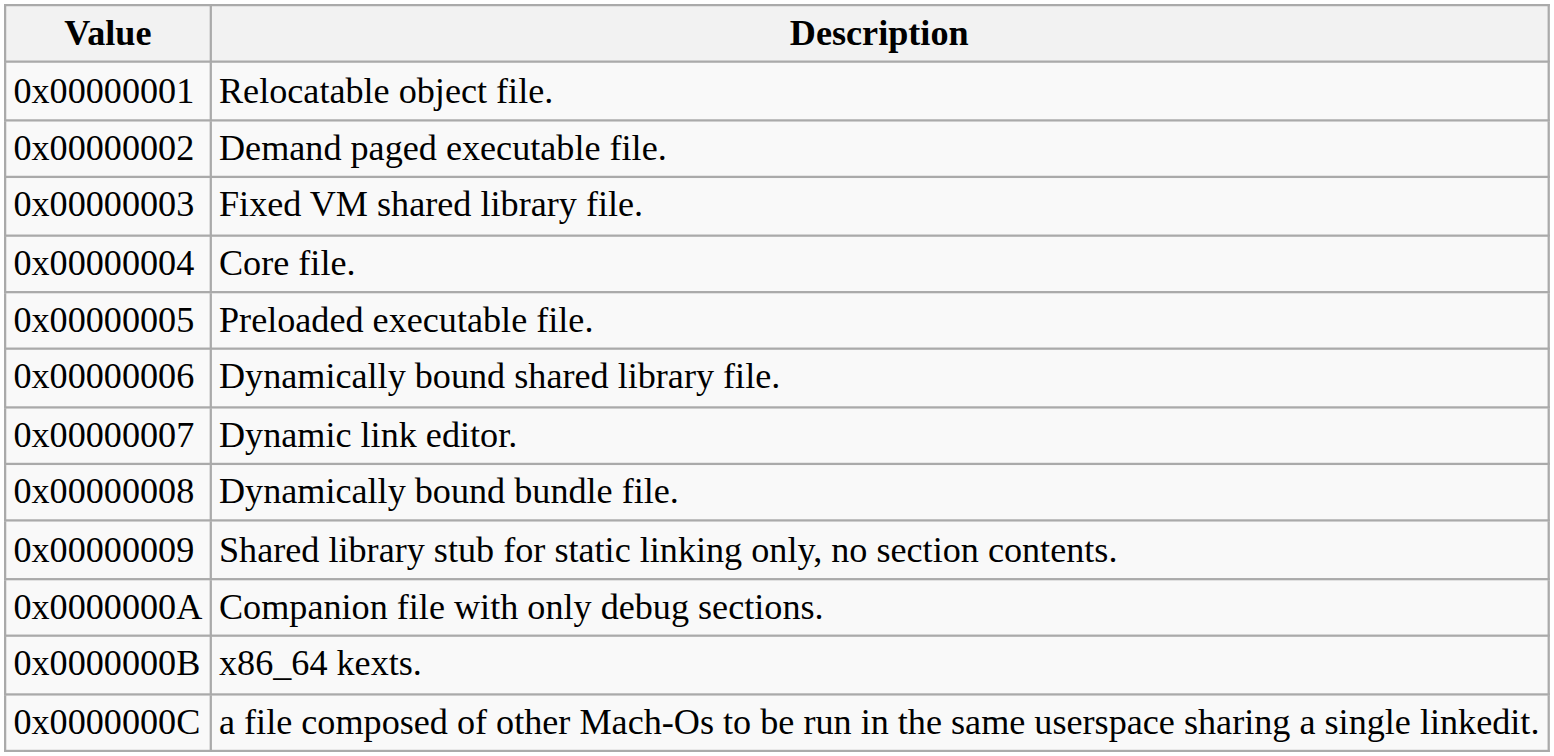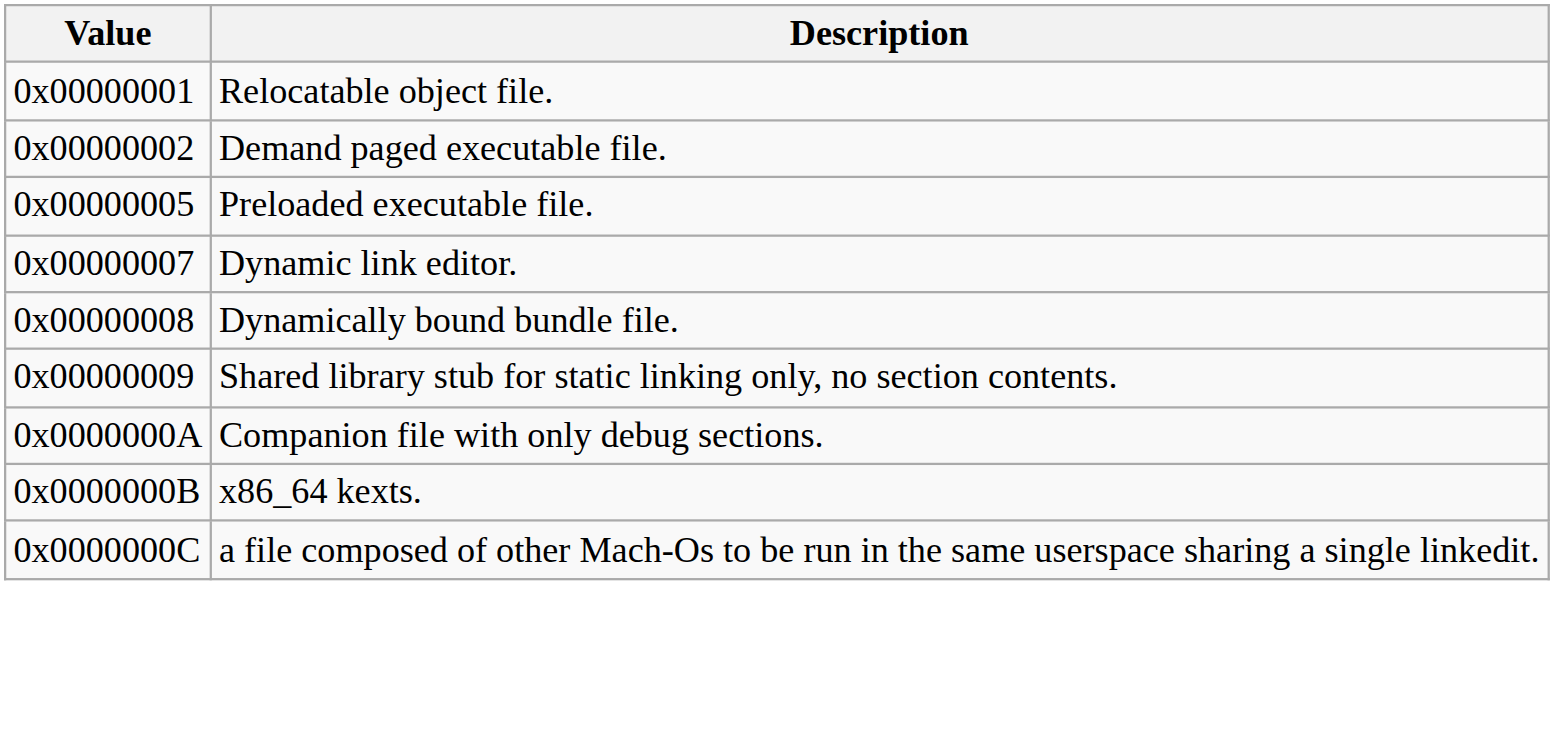- row: (431, 205)
- row: (287, 262)
- row: (500, 377)
